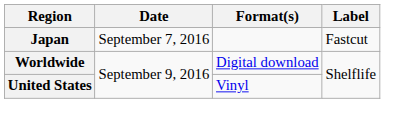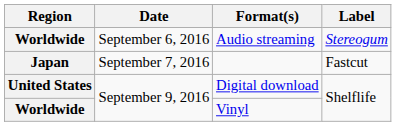+ row: (265, 39)
(50, 62) Worldwide -> (50, 86) United States
(50, 86) United States -> (50, 109) Worldwide
